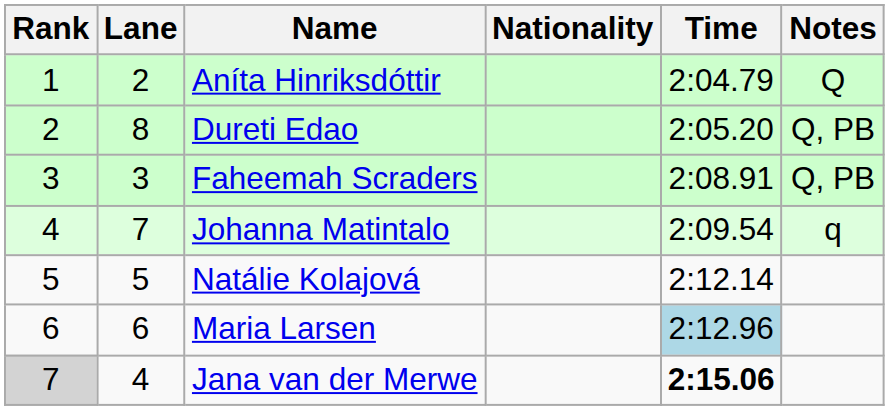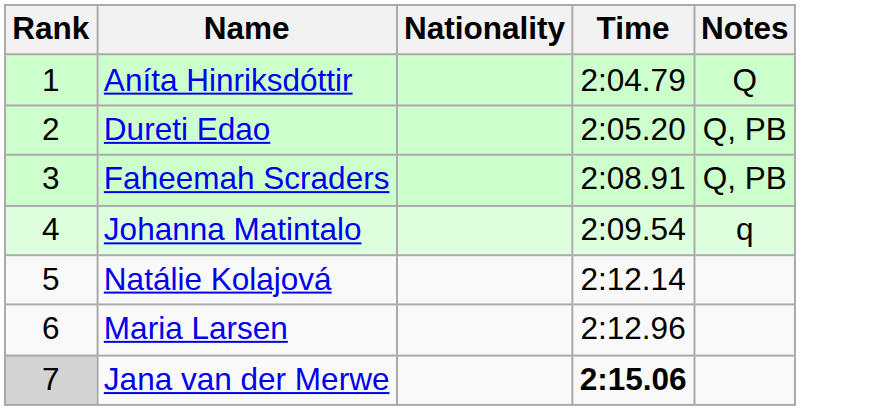- column: (141, 29)
(721, 329) lightblue background -> (633, 329) no background
